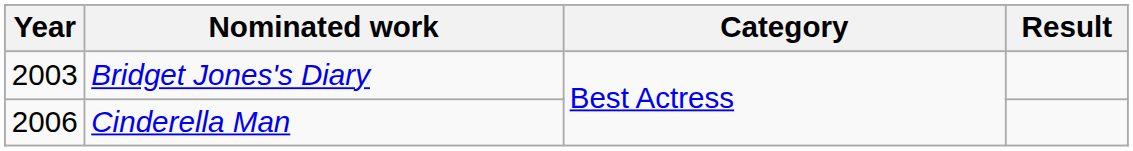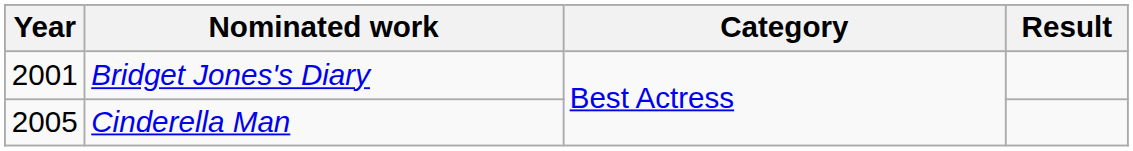(45, 74) 2003 -> (45, 74) 2001
(45, 121) 2006 -> (45, 121) 2005
